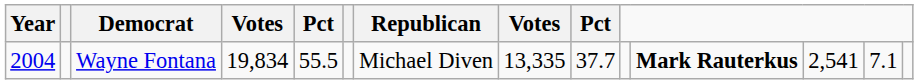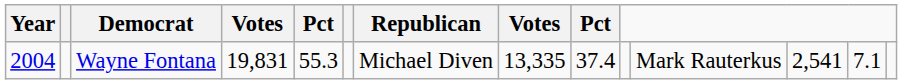(257, 60) 19,834 -> (257, 60) 19,831
(318, 60) 55.5 -> (318, 60) 55.3
(596, 60) 37.7 -> (596, 60) 37.4
(717, 60) bold -> (709, 60) normal
